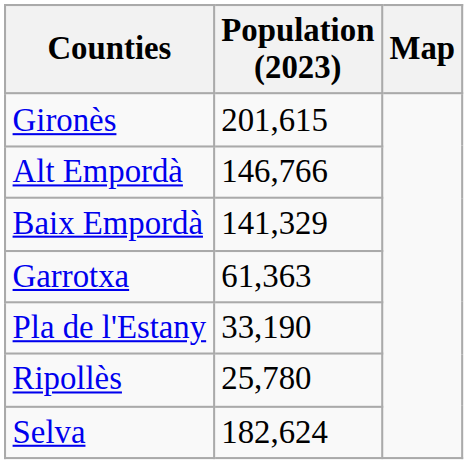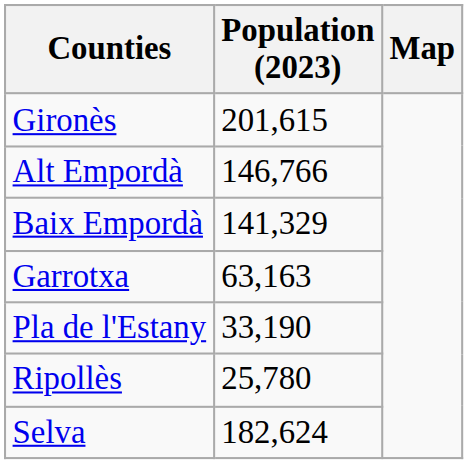(266, 275) 61,363 -> (266, 275) 63,163
